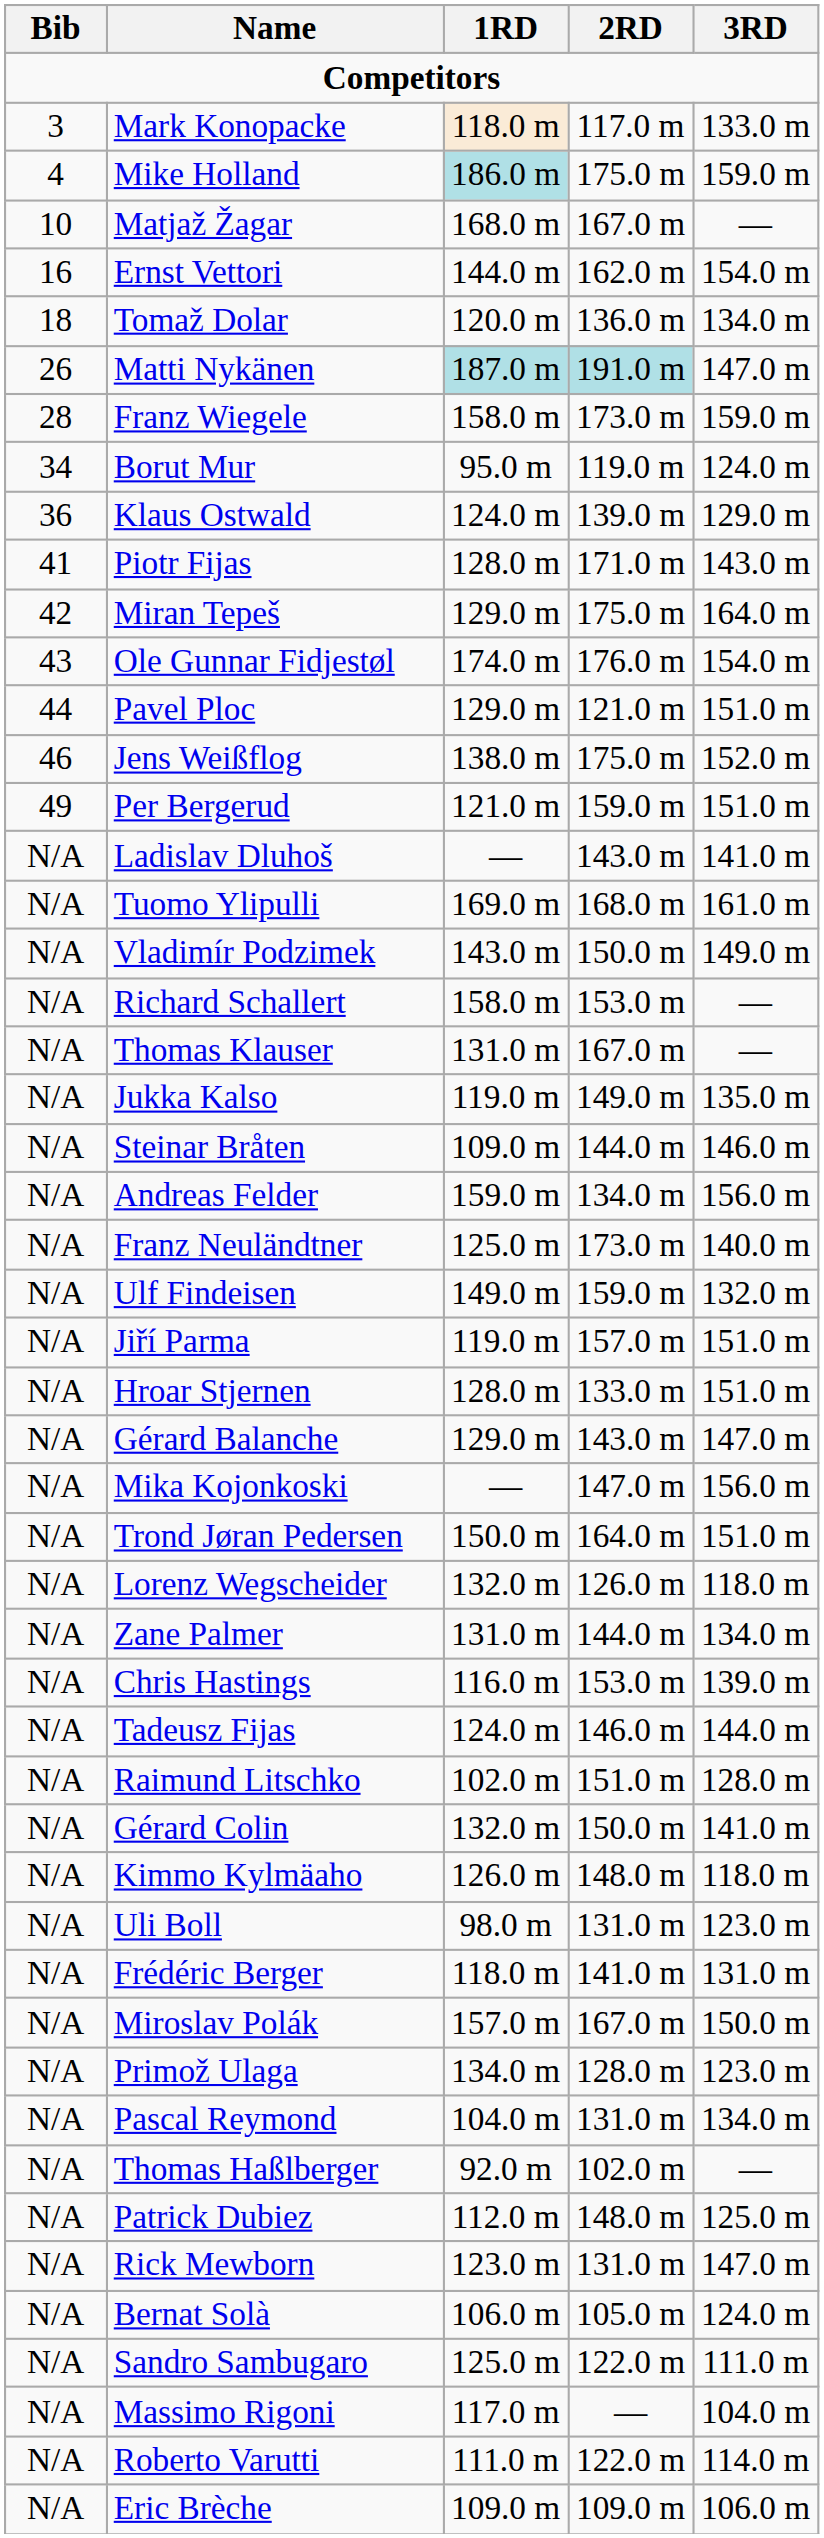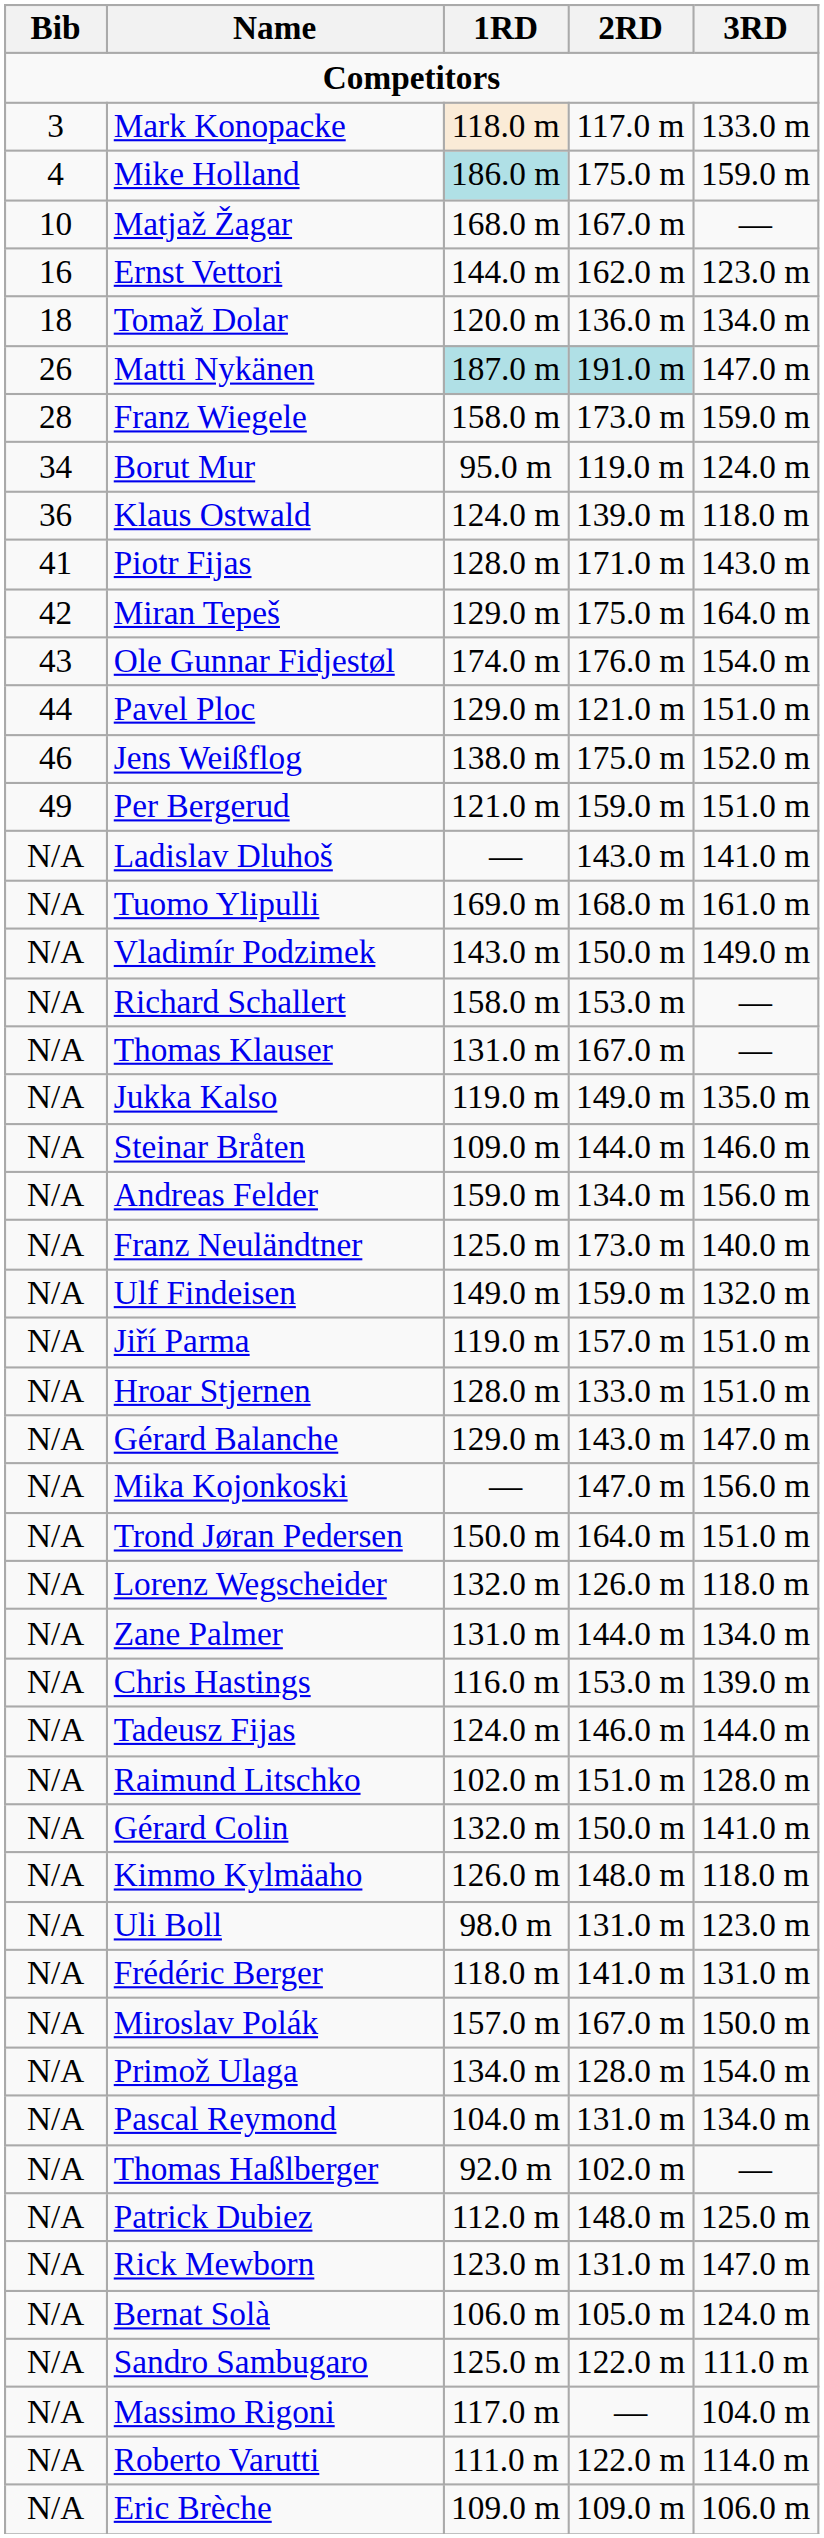(755, 271) 154.0 m -> (755, 271) 123.0 m
(755, 515) 129.0 m -> (755, 515) 118.0 m
(755, 2070) 123.0 m -> (755, 2070) 154.0 m
